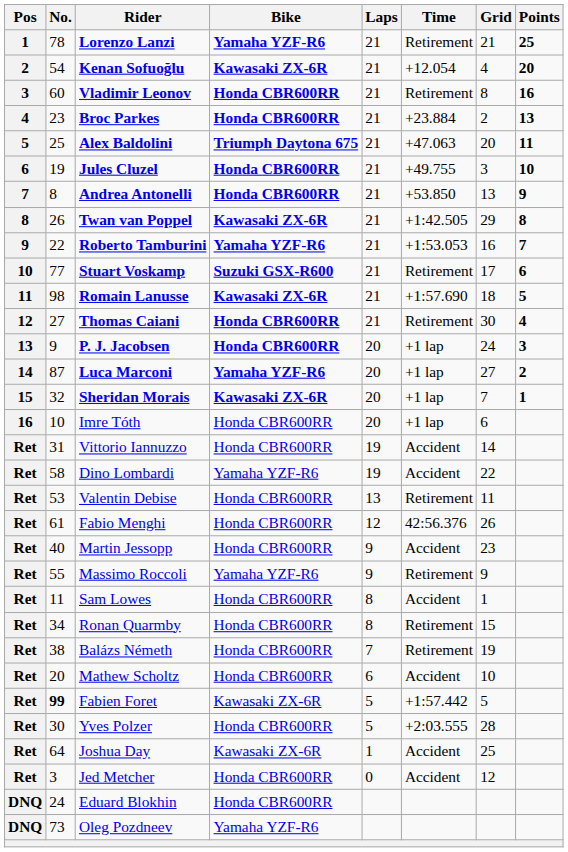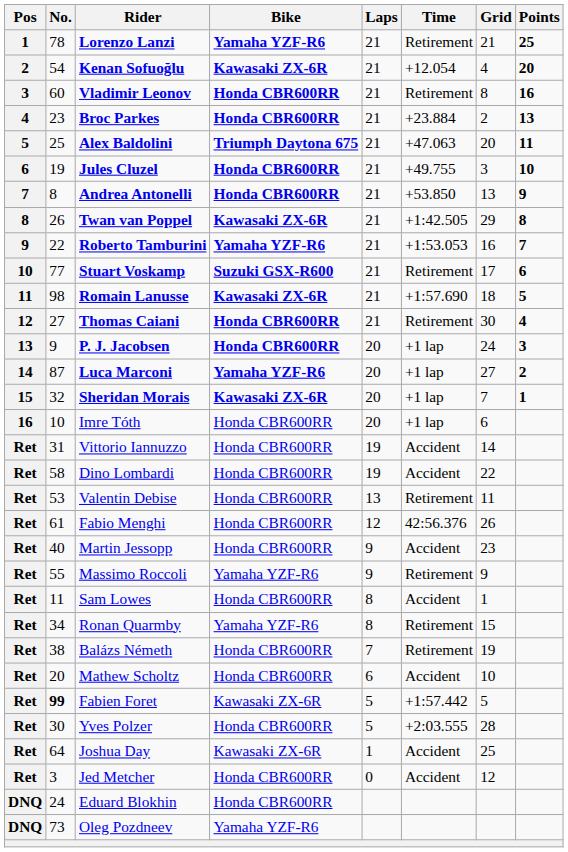(266, 472) Yamaha YZF-R6 -> (273, 472) Honda CBR600RR
(273, 624) Honda CBR600RR -> (266, 624) Yamaha YZF-R6
